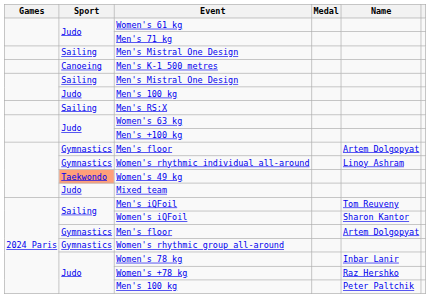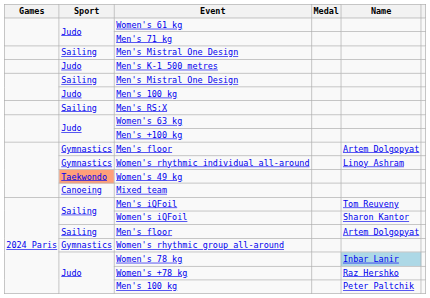(82, 66) Canoeing -> (71, 66) Judo
(71, 190) Judo -> (82, 190) Canoeing
(87, 232) Gymnastics -> (79, 232) Sailing
(371, 259) no background -> (371, 259) lightblue background
